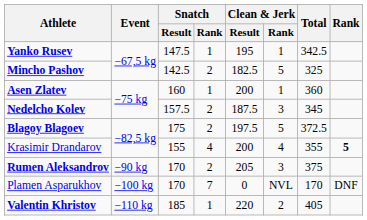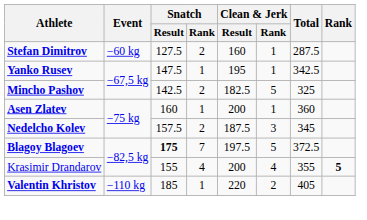+ row: (47, 51)
(176, 128) normal -> (169, 148) bold
(210, 128) 2 -> (202, 148) 7
- row: (58, 167)
- row: (54, 186)
